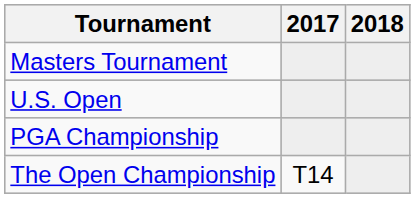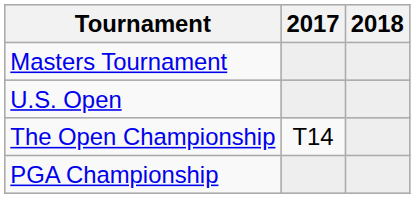rows swapped: (143, 175) <-> (114, 137)
